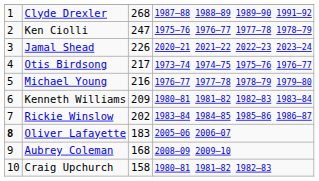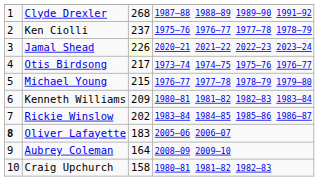(141, 30) 247 -> (141, 30) 237
(141, 47) no background -> (141, 47) lightyellow background
(141, 82) 216 -> (141, 82) 215
(141, 150) 168 -> (141, 150) 164
